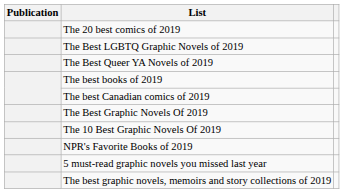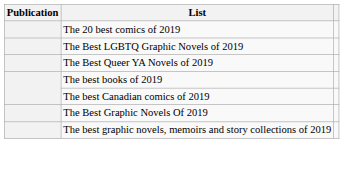- row: (142, 130)
- row: (128, 146)
- row: (165, 163)
